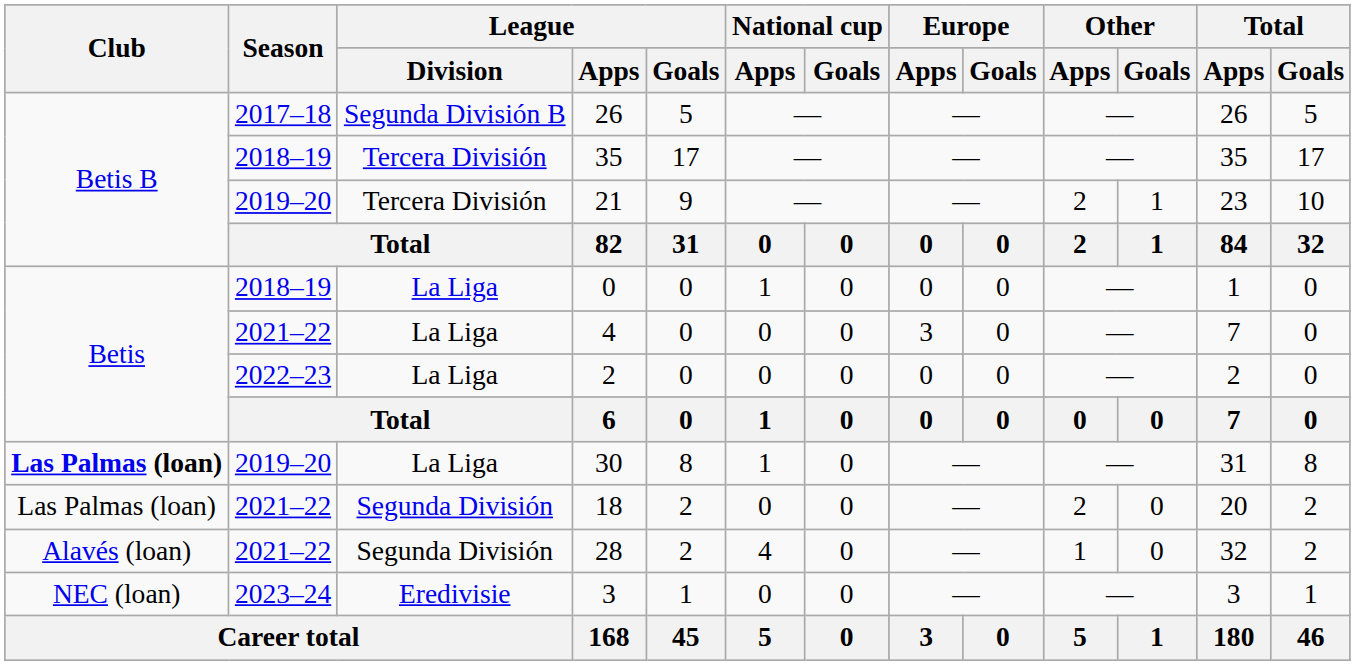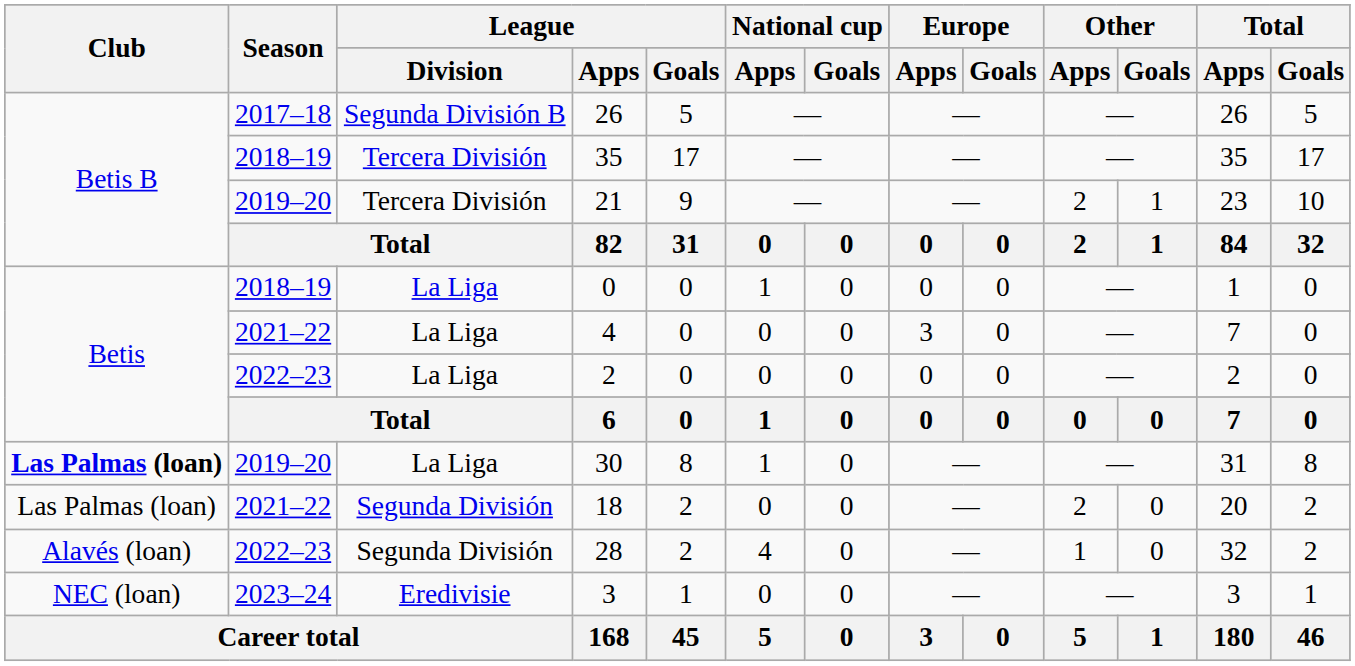(283, 550) 2021–22 -> (283, 550) 2022–23
